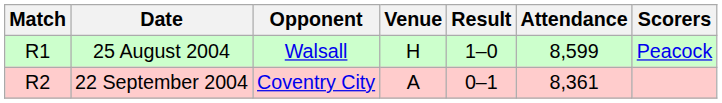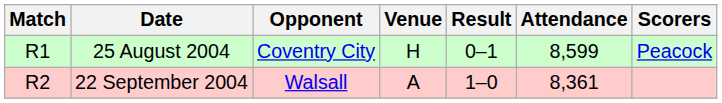(316, 51) Walsall -> (316, 51) Coventry City
(481, 51) 1–0 -> (481, 51) 0–1
(316, 82) Coventry City -> (316, 82) Walsall
(481, 82) 0–1 -> (481, 82) 1–0
